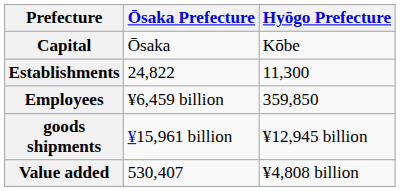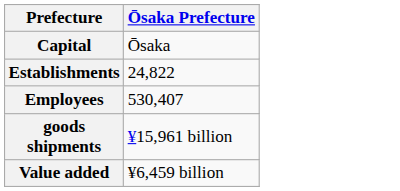- column: (327, 18)
(176, 99) ¥6,459 billion -> (156, 99) 530,407
(156, 173) 530,407 -> (176, 173) ¥6,459 billion
